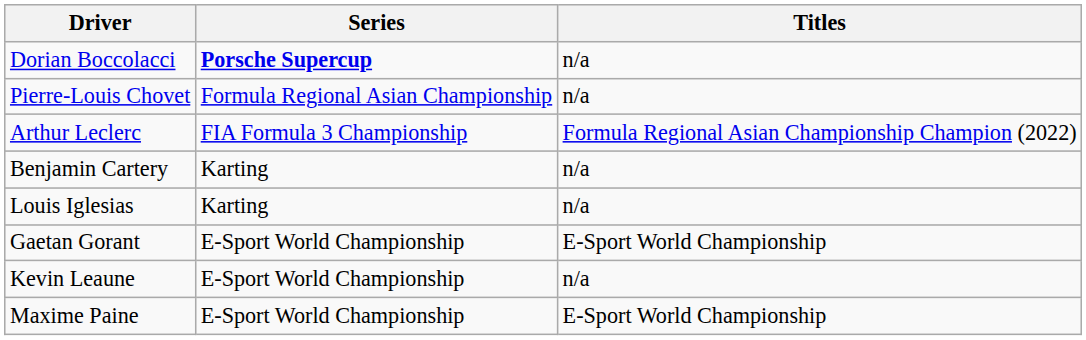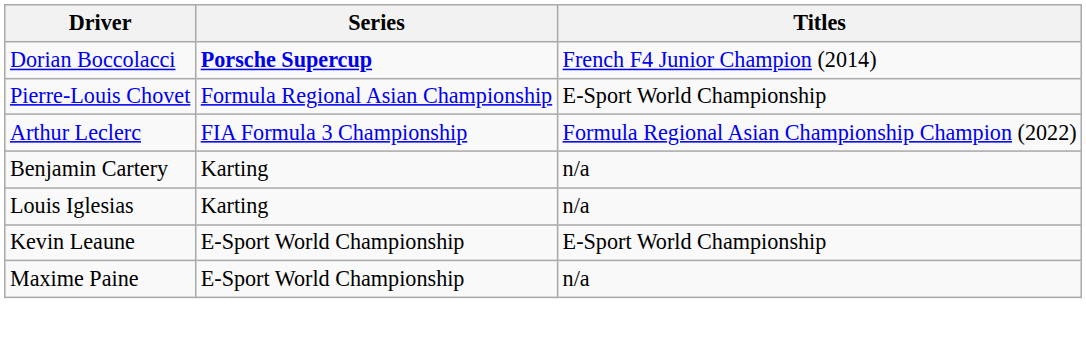(576, 59) n/a -> (720, 59) French F4 Junior Champion (2014)
(576, 96) n/a -> (694, 96) E-Sport World Championship
- row: (75, 242)
(576, 279) n/a -> (694, 242) E-Sport World Championship
(694, 315) E-Sport World Championship -> (576, 279) n/a
